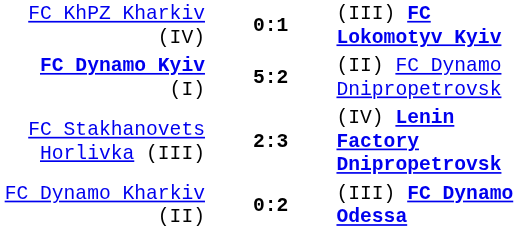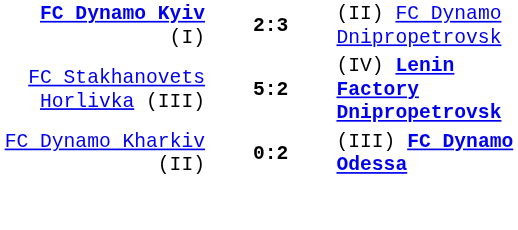- row: (117, 26)
(271, 78) 5:2 -> (271, 26) 2:3
(271, 142) 2:3 -> (271, 90) 5:2
